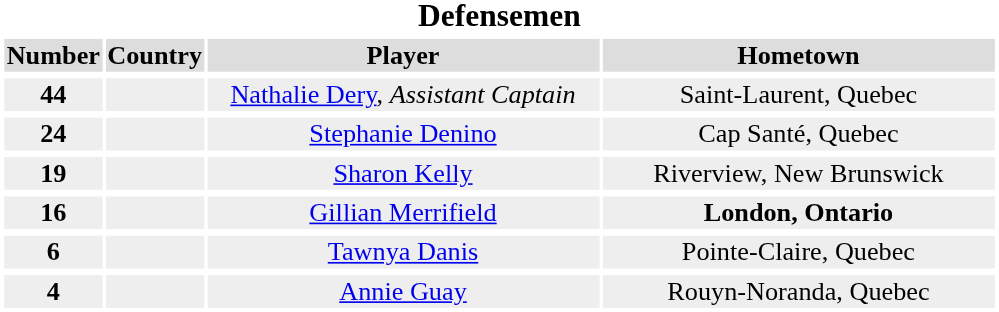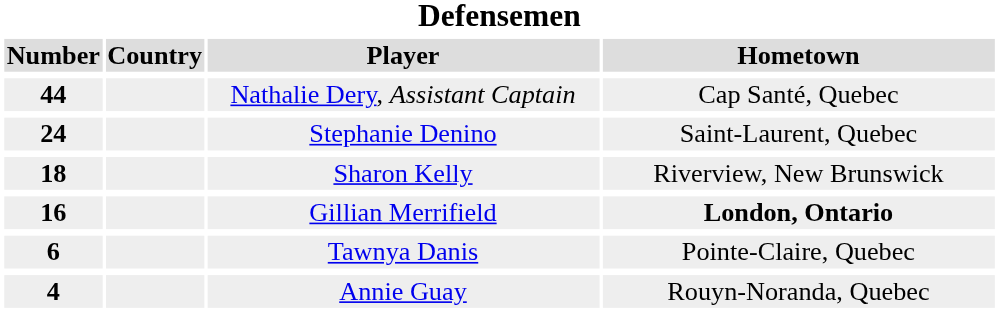(798, 94) Saint-Laurent, Quebec -> (798, 94) Cap Santé, Quebec
(798, 133) Cap Santé, Quebec -> (798, 133) Saint-Laurent, Quebec
(53, 173) 19 -> (53, 173) 18
